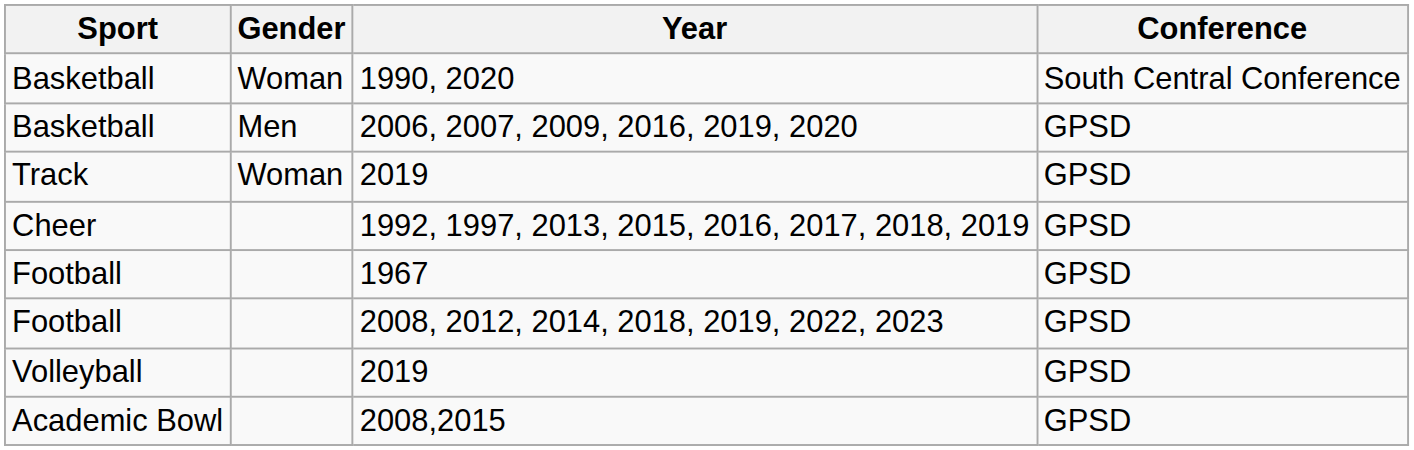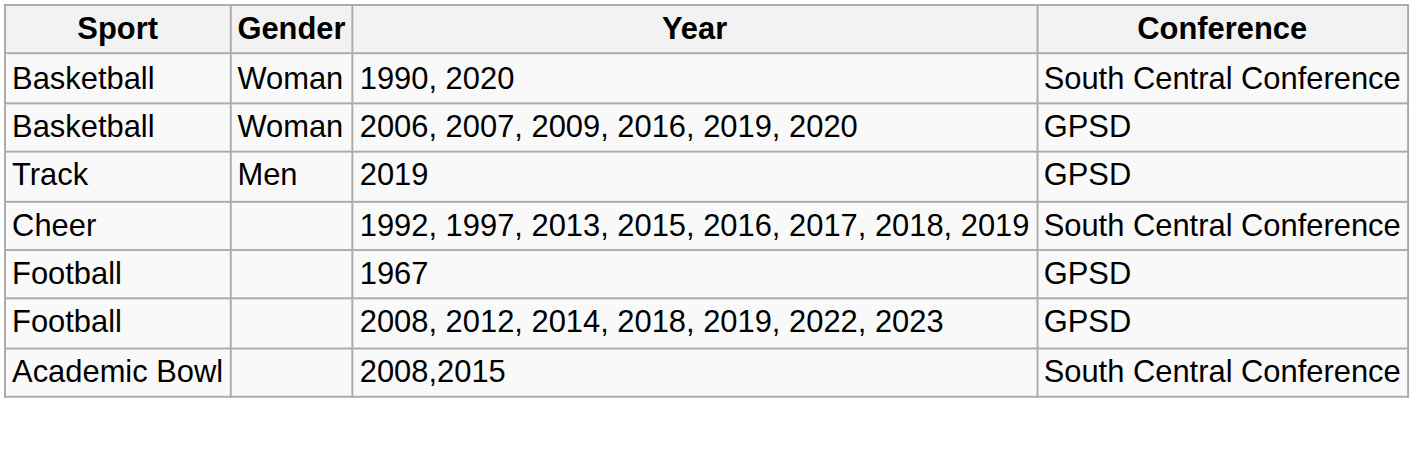(267, 126) Men -> (290, 126) Woman
(290, 175) Woman -> (267, 175) Men
(1087, 224) GPSD -> (1222, 224) South Central Conference
- row: (77, 371)
(1087, 420) GPSD -> (1222, 371) South Central Conference
